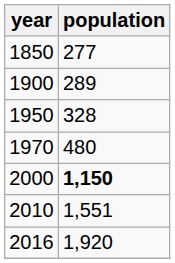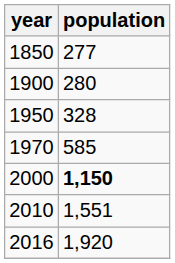(80, 83) 289 -> (80, 83) 280
(80, 147) 480 -> (80, 147) 585
